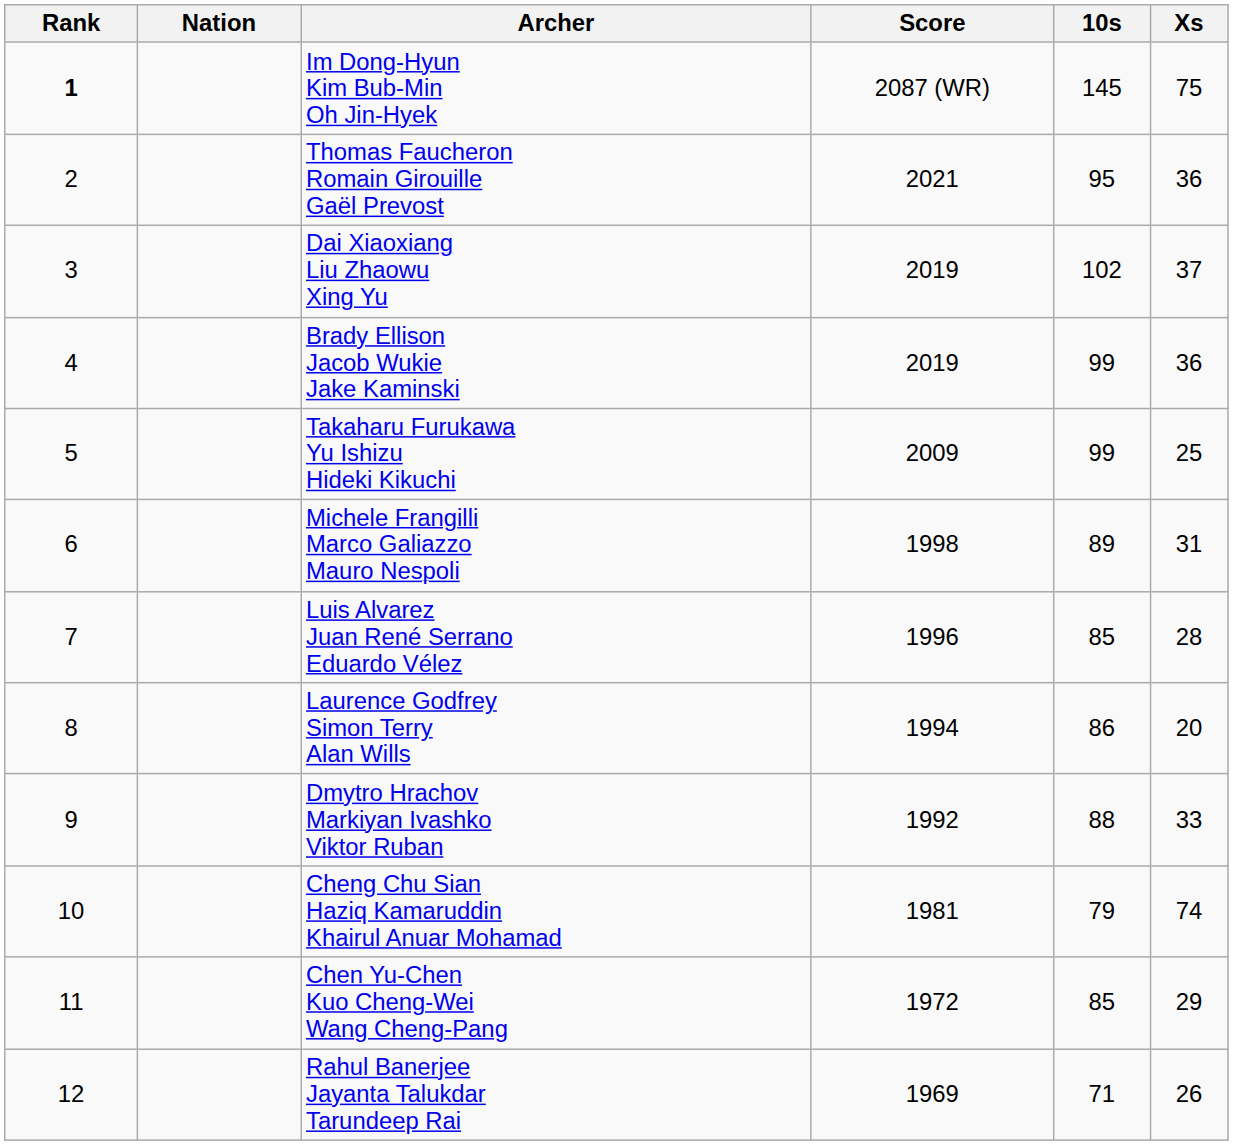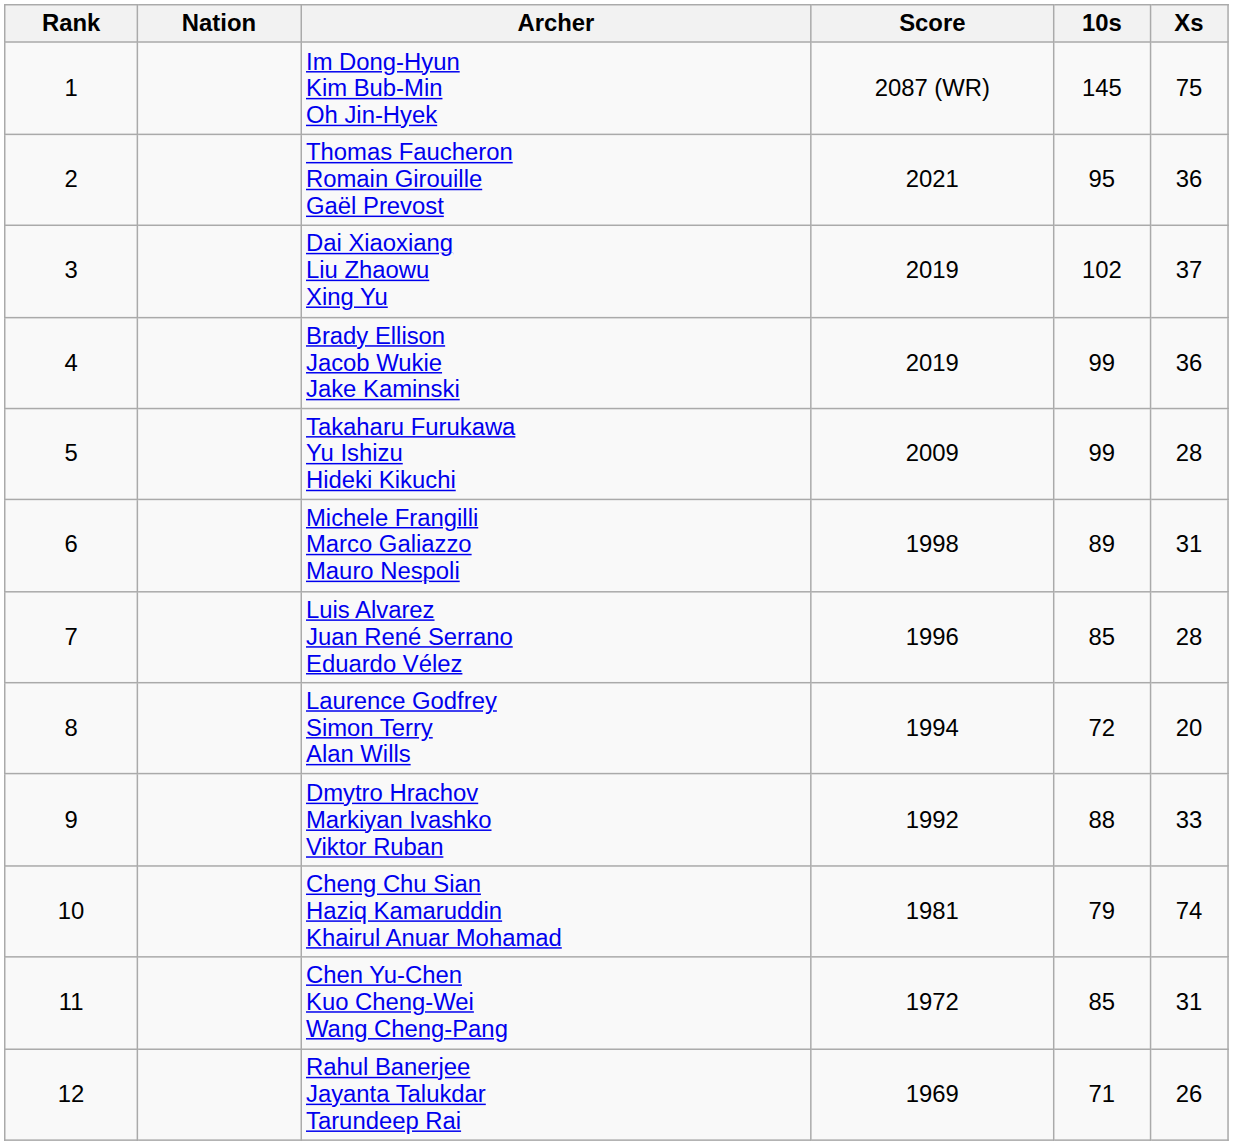(71, 88) bold -> (71, 88) normal
(1189, 453) 25 -> (1189, 453) 28
(1102, 728) 86 -> (1102, 728) 72
(1189, 1002) 29 -> (1189, 1002) 31
